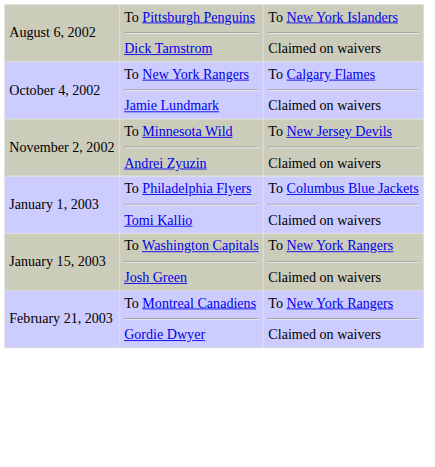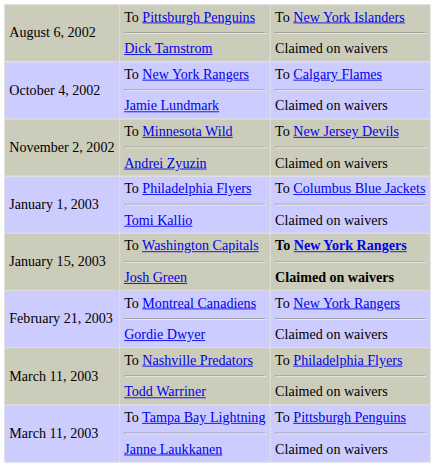(344, 261) normal -> (350, 261) bold
+ row: (195, 376)
+ row: (195, 433)
